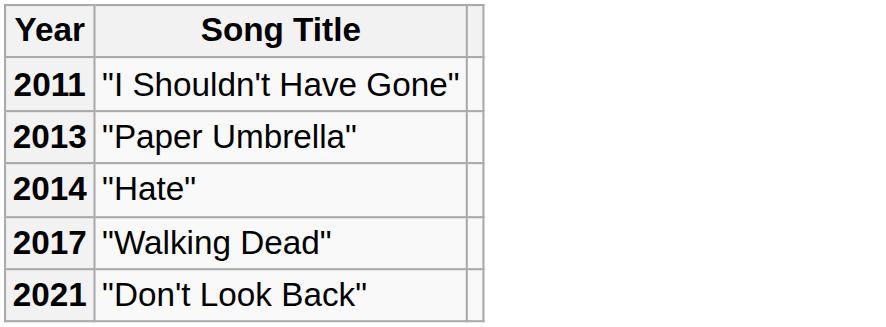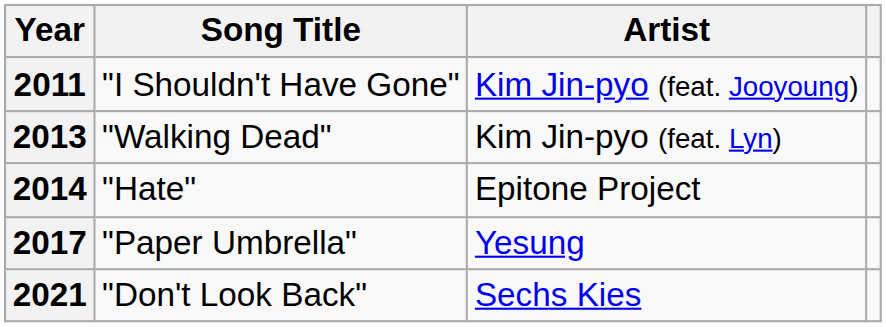+ column: (667, 30)
(230, 136) "Paper Umbrella" -> (217, 136) "Walking Dead"
(217, 242) "Walking Dead" -> (230, 242) "Paper Umbrella"
